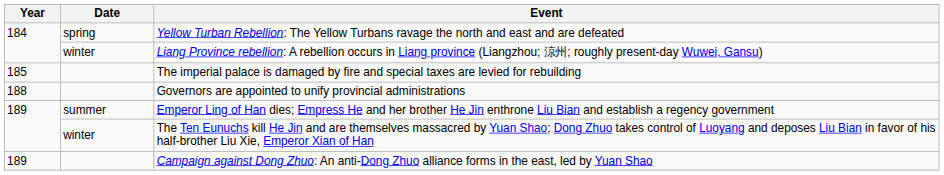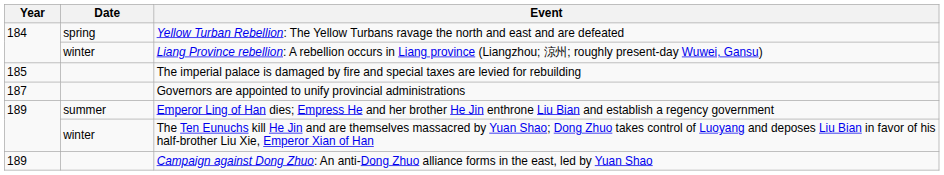(17, 91) 188 -> (17, 91) 187
